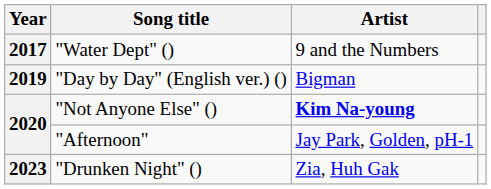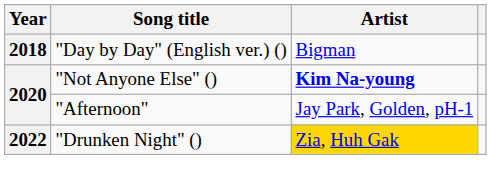- row: (115, 49)
(28, 79) 2019 -> (28, 49) 2018
(28, 169) 2023 -> (28, 139) 2022
(347, 169) no background -> (347, 139) gold background
